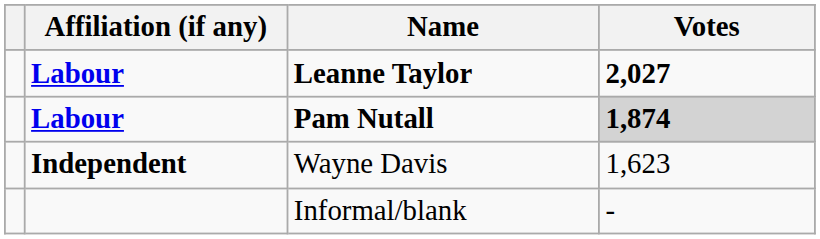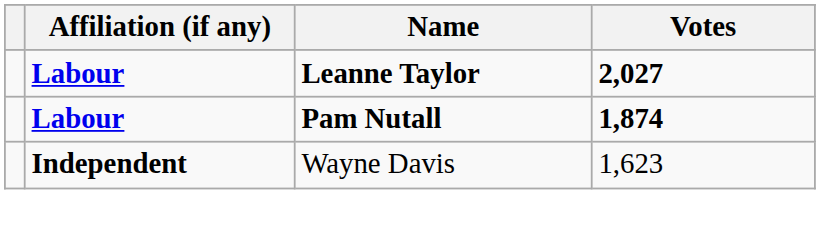(638, 118) lightgrey background -> (631, 118) no background
- row: (380, 210)
